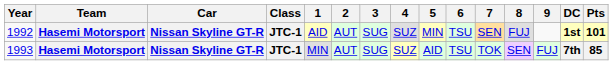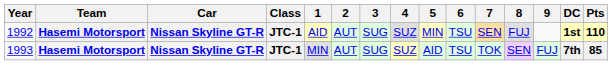(596, 32) 101 -> (595, 32) 110
